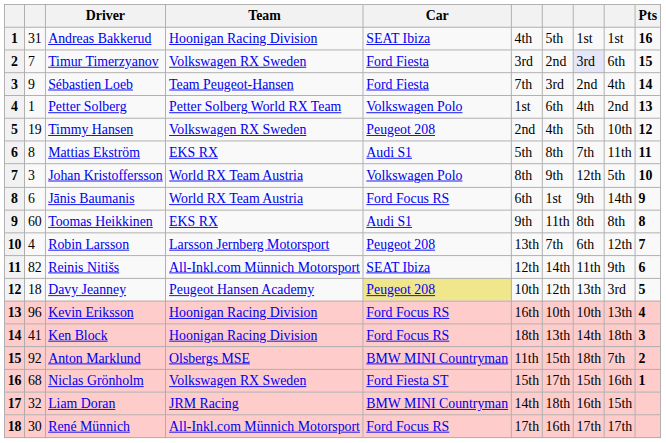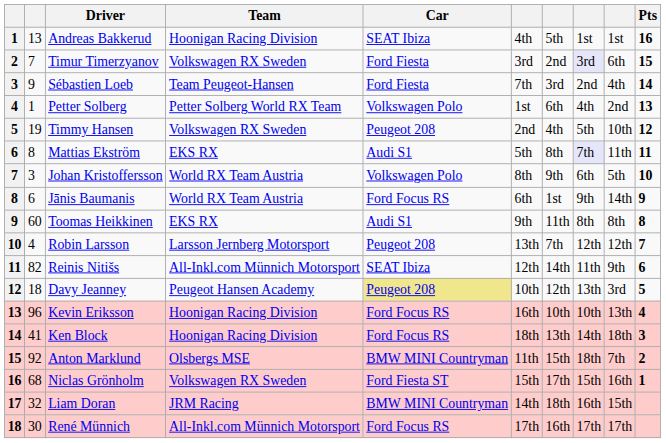(35, 38) 31 -> (35, 38) 13
(585, 152) no background -> (585, 152) lavender background
(589, 175) 12th -> (585, 175) 6th
(585, 244) 6th -> (589, 244) 12th
